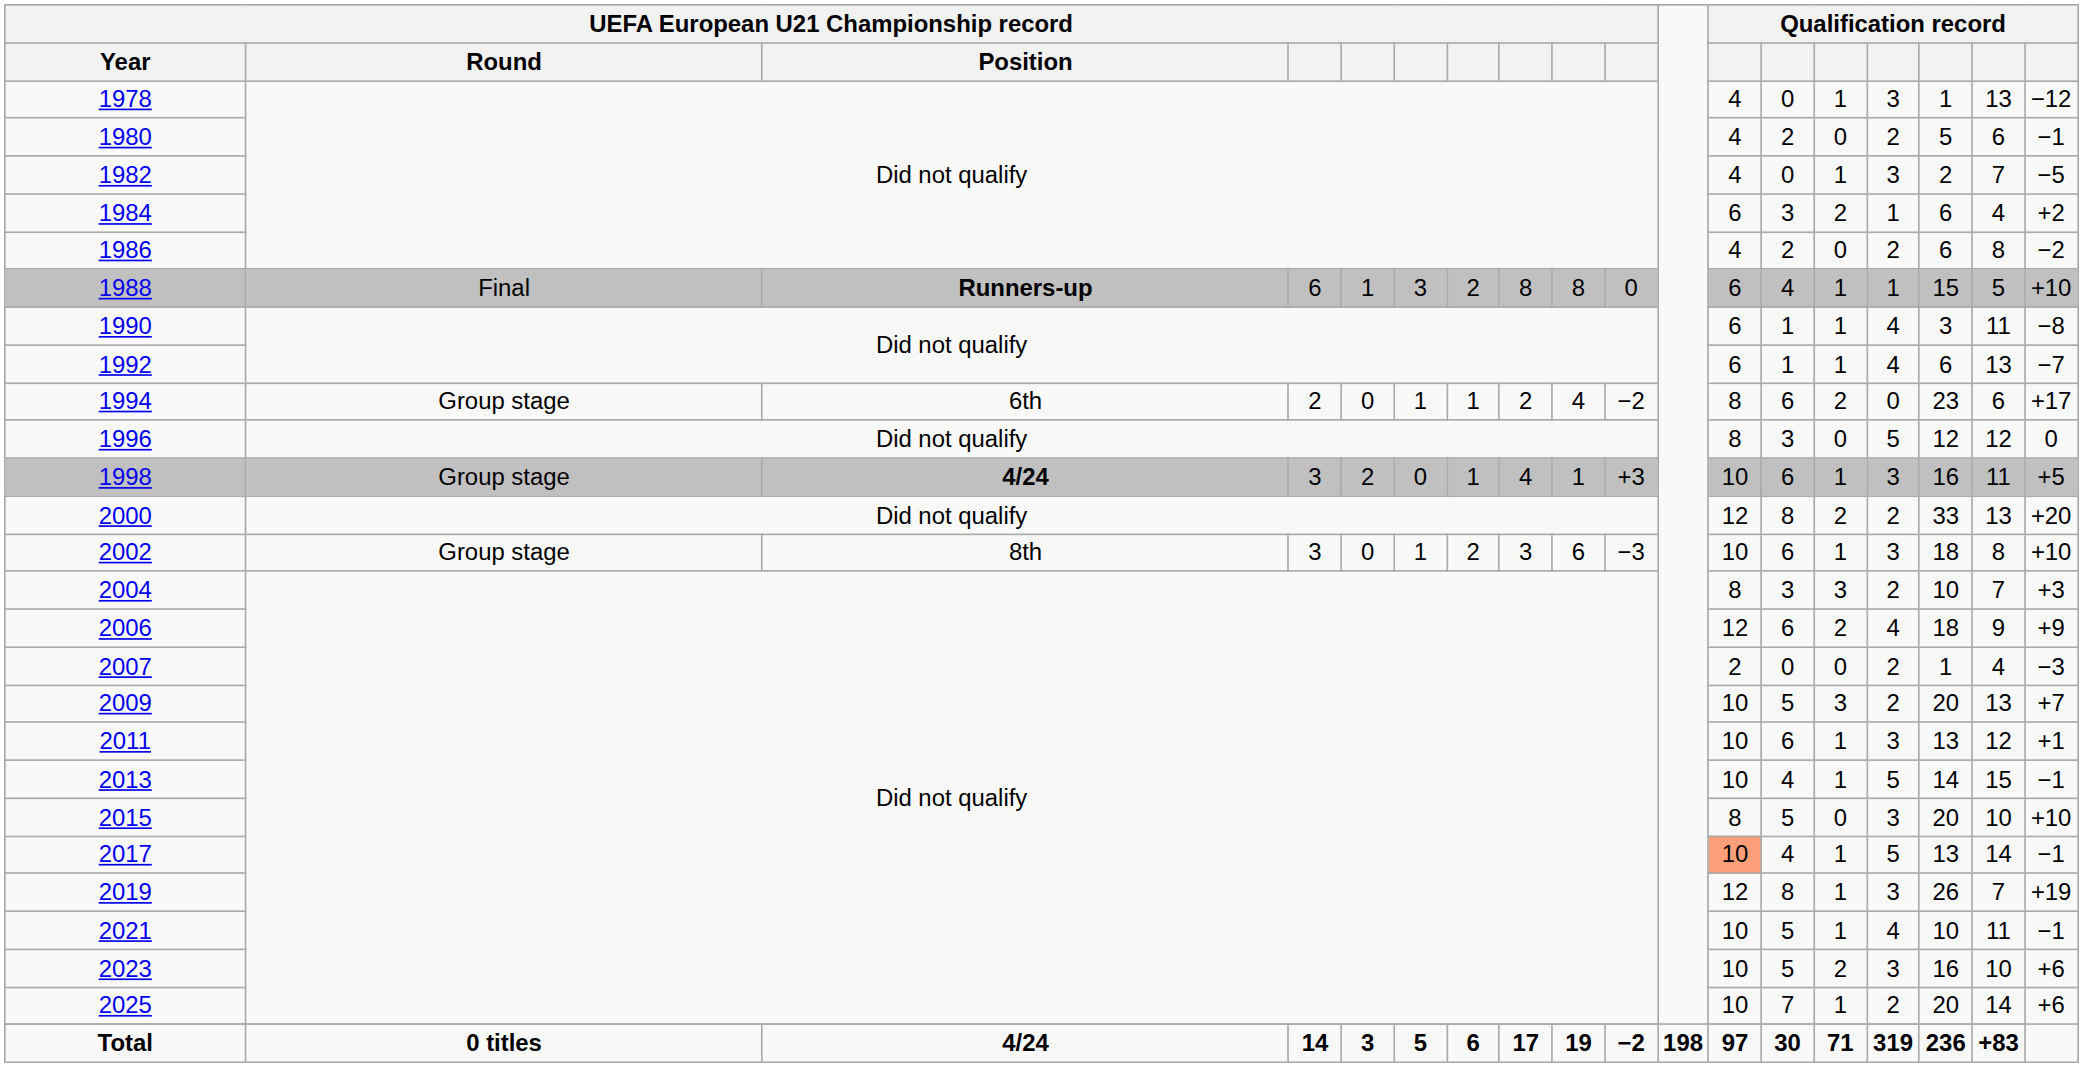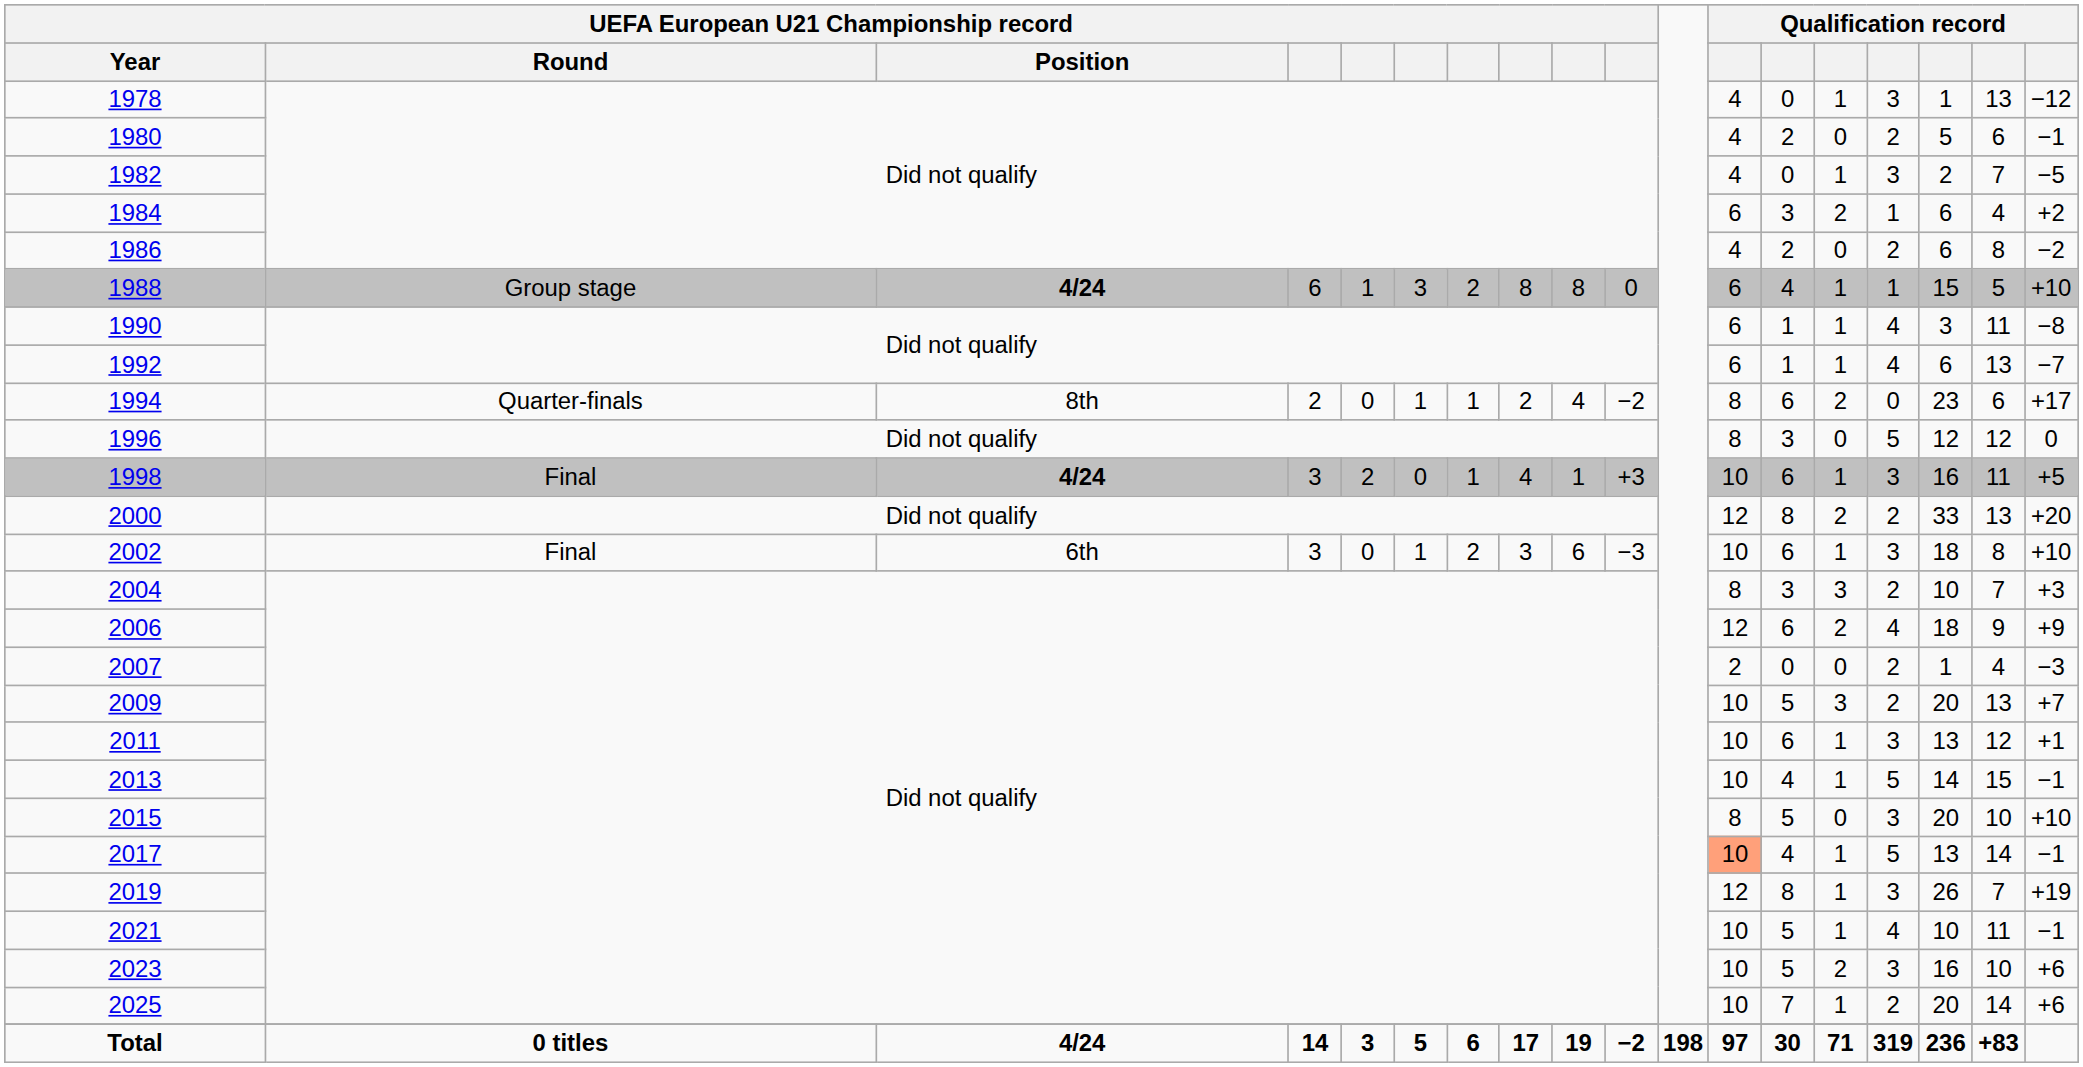(504, 288) Final -> (570, 288) Group stage
(1026, 288) Runners-up -> (1082, 288) 4/24
(504, 402) Group stage -> (570, 402) Quarter-finals
(1026, 402) 6th -> (1082, 402) 8th
(504, 477) Group stage -> (570, 477) Final
(504, 553) Group stage -> (570, 553) Final
(1026, 553) 8th -> (1082, 553) 6th
